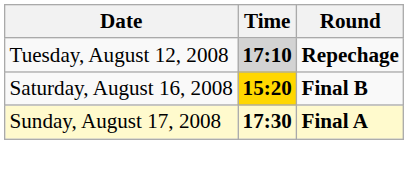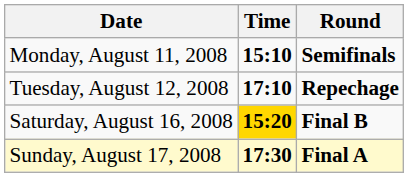+ row: (118, 54)
(267, 54) lightgrey background -> (267, 88) no background
